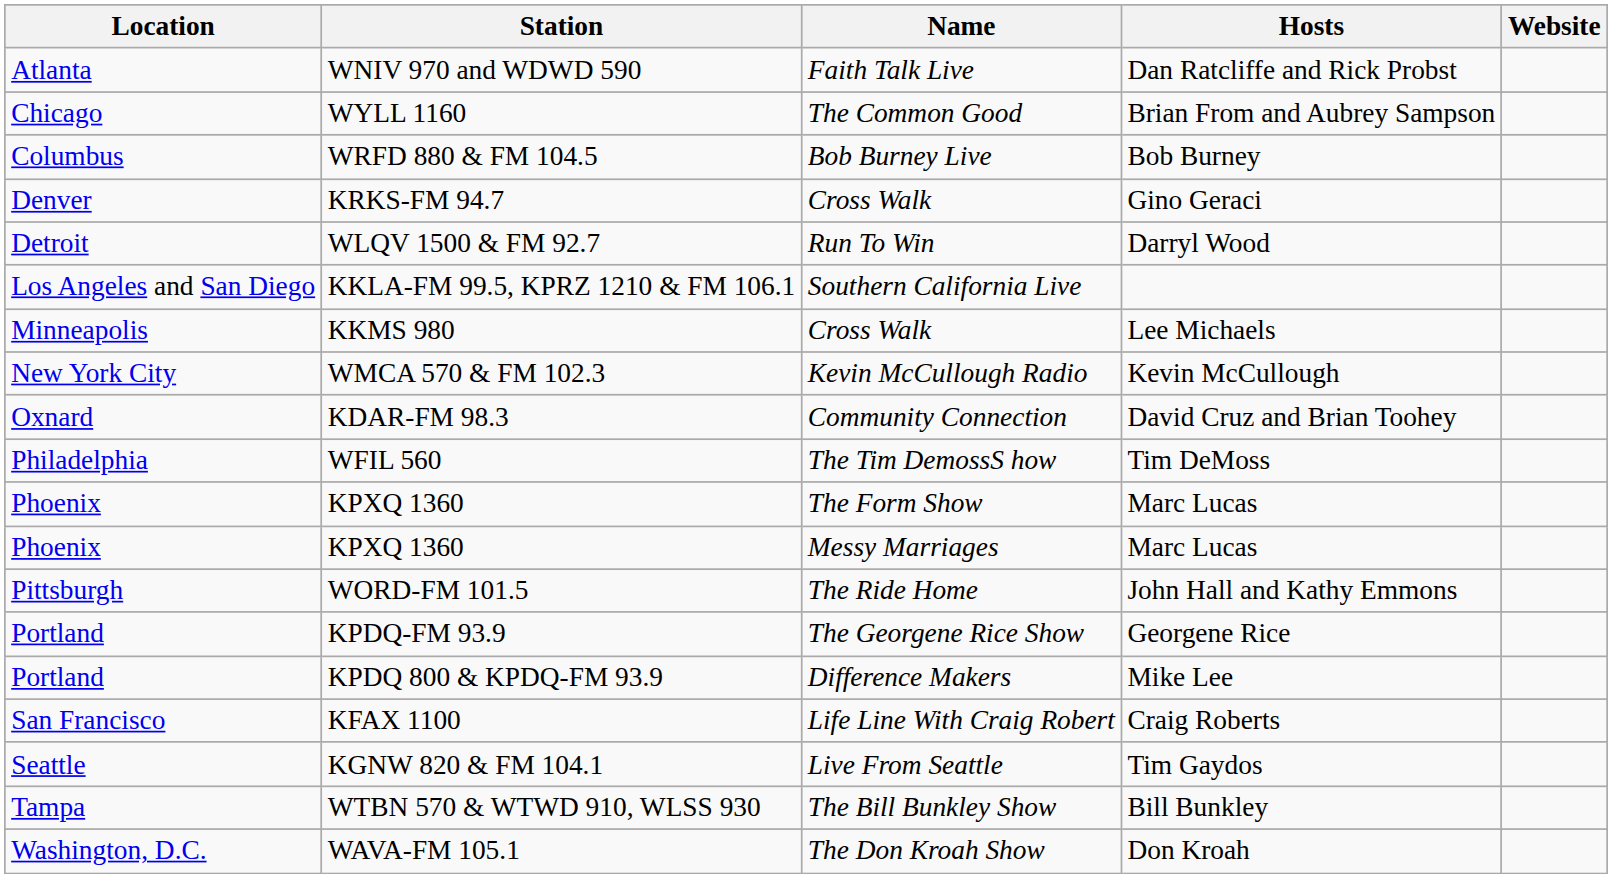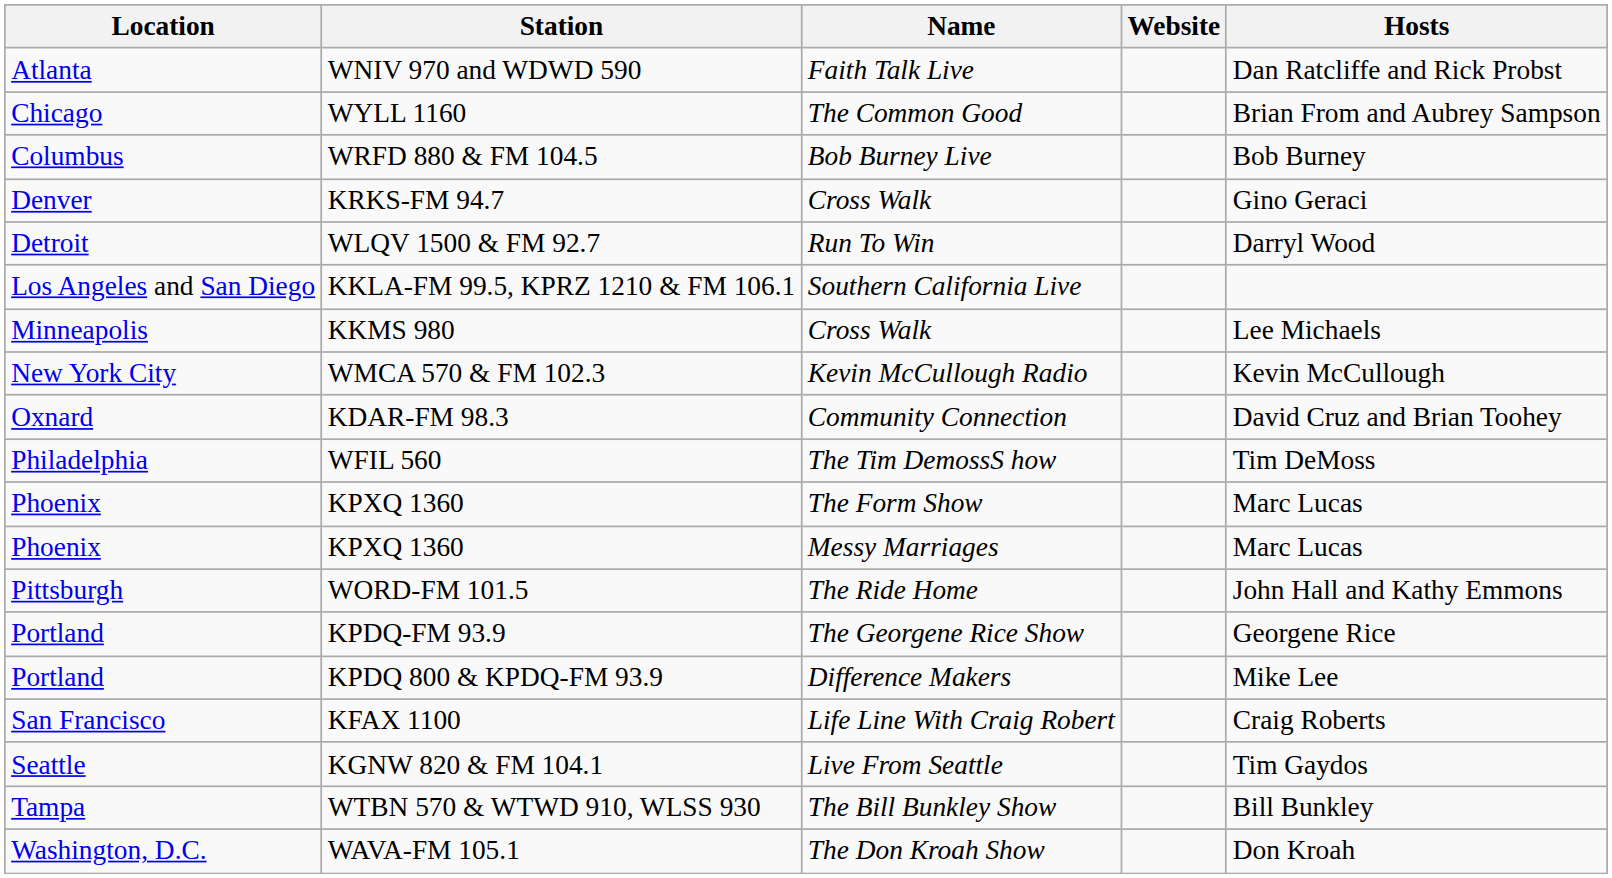columns swapped: (1311, 26) <-> (1554, 26)
